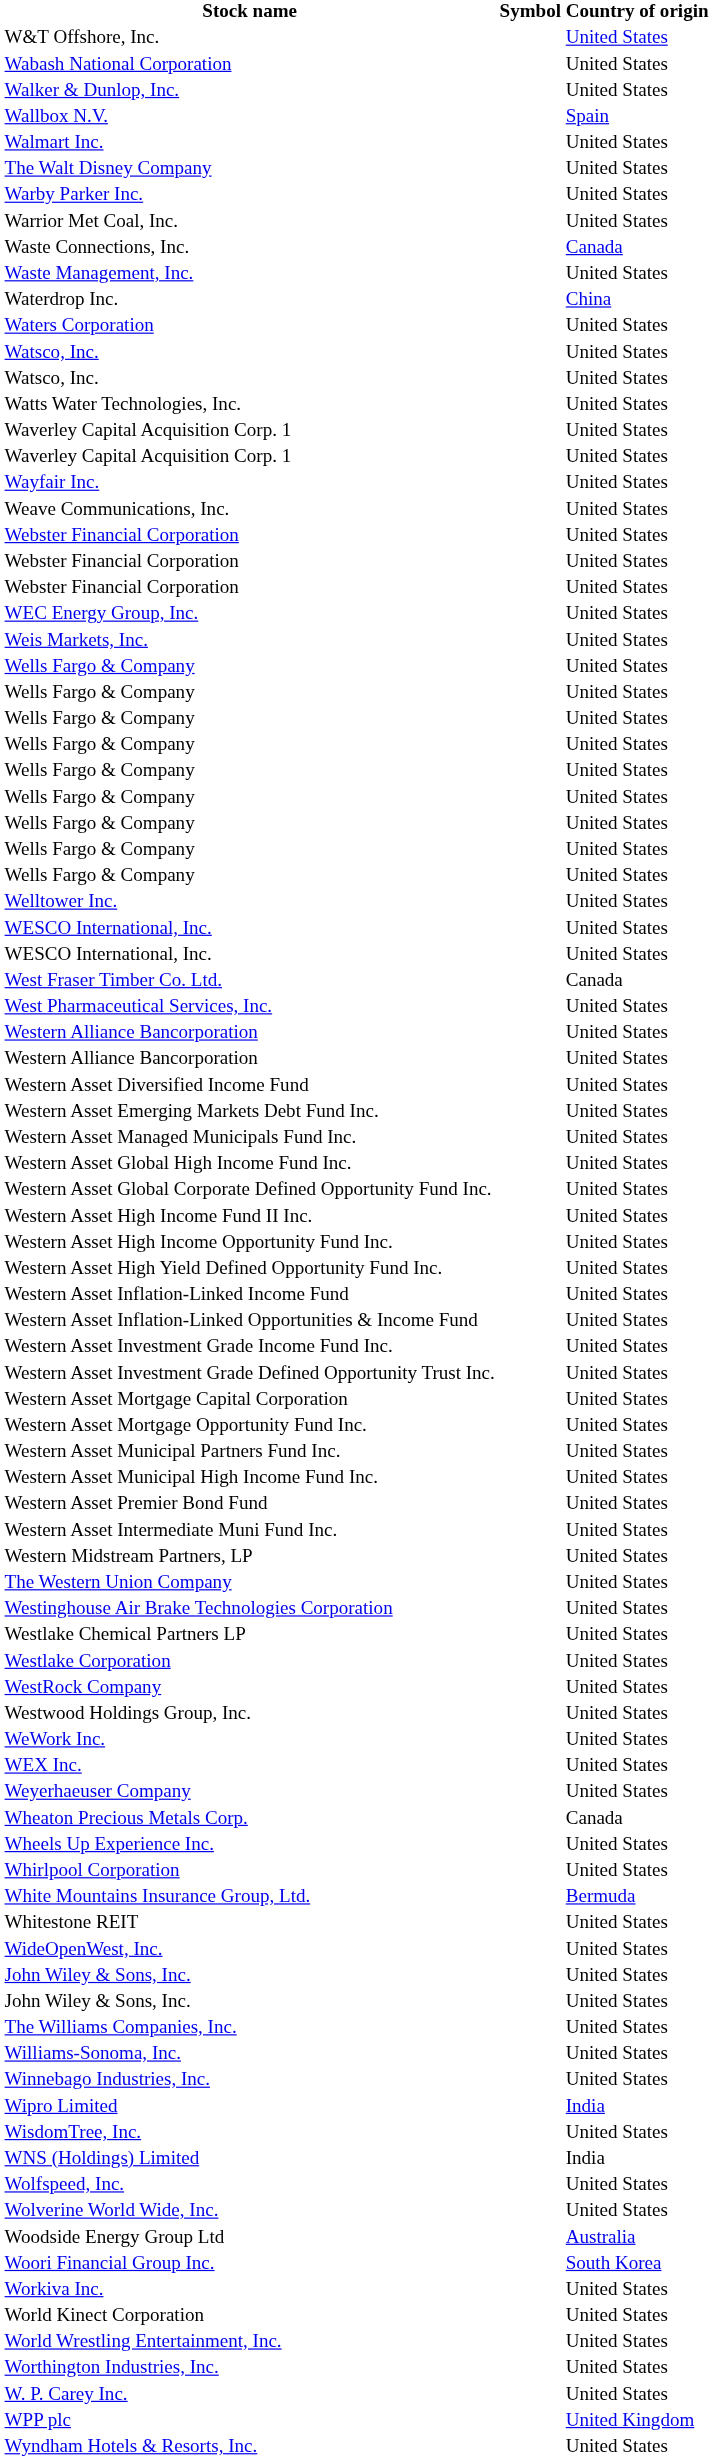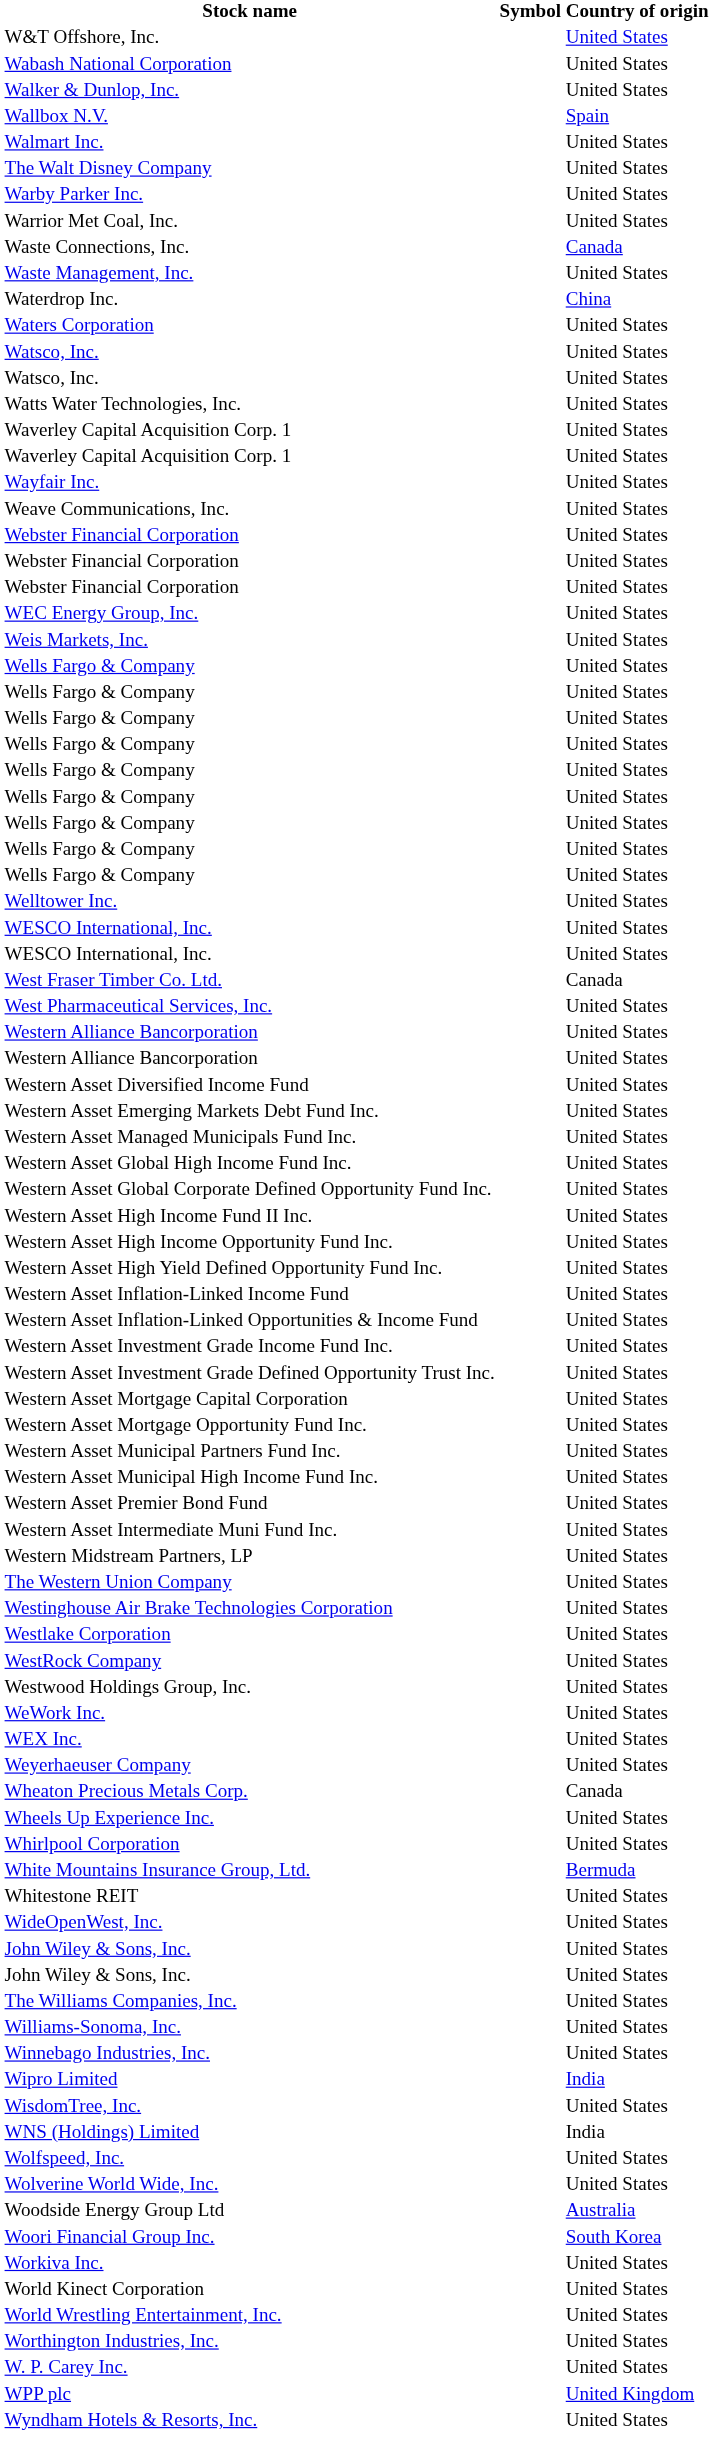- row: (125, 1634)
